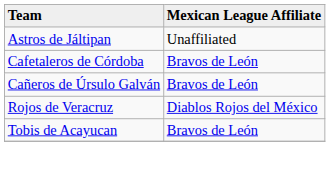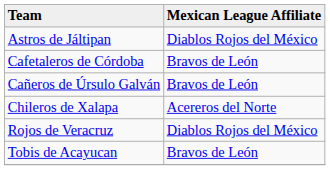(201, 38) Unaffiliated -> (242, 38) Diablos Rojos del México
+ row: (63, 107)
